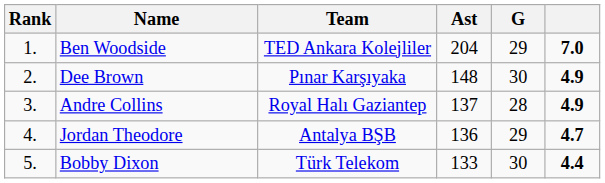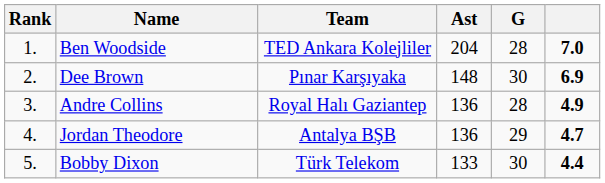(518, 47) 29 -> (518, 47) 28
(572, 76) 4.9 -> (572, 76) 6.9
(464, 105) 137 -> (464, 105) 136
